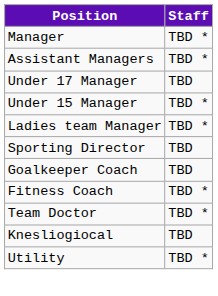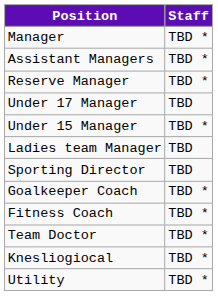+ row: (69, 82)
(189, 126) TBD * -> (181, 148) TBD
(181, 170) TBD -> (189, 192) TBD *
(181, 236) TBD -> (189, 258) TBD *
